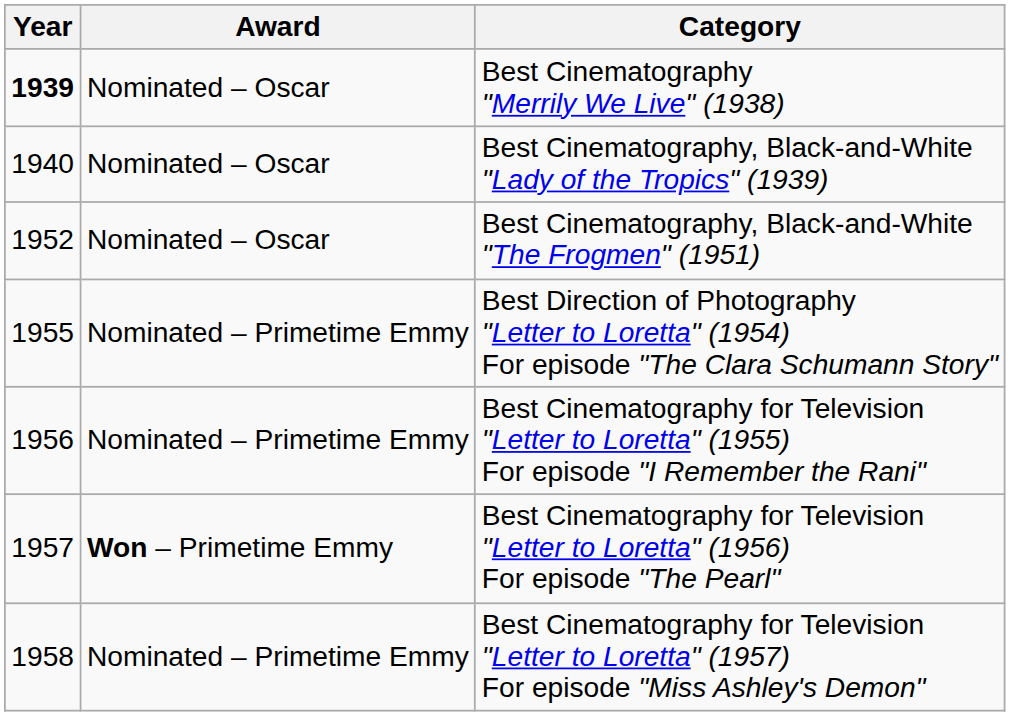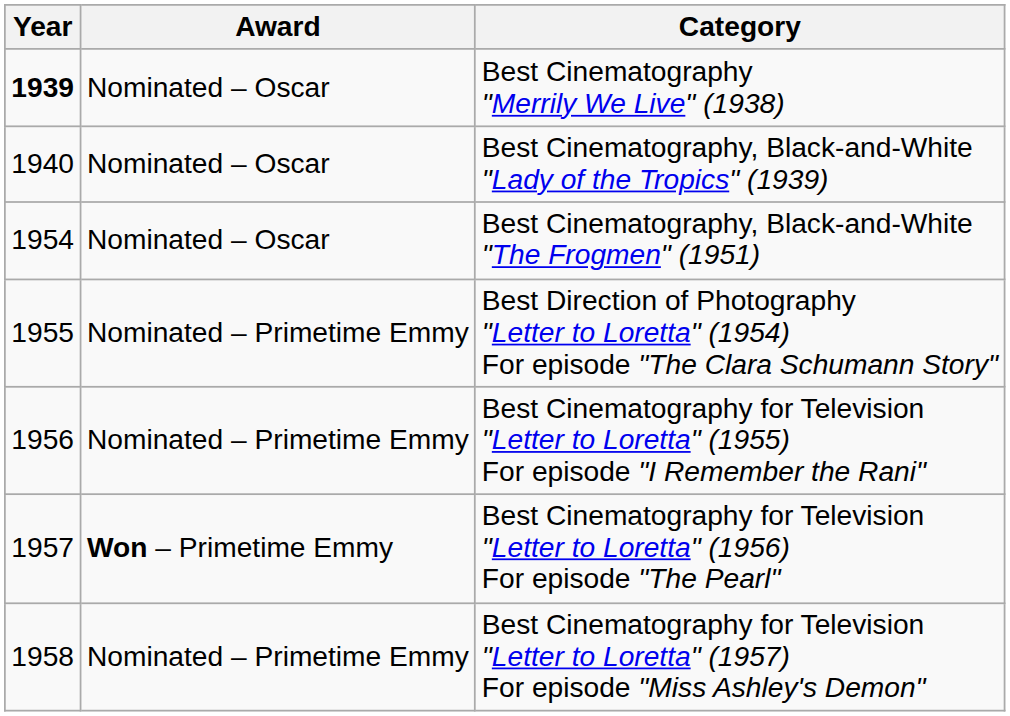(43, 240) 1952 -> (43, 240) 1954
